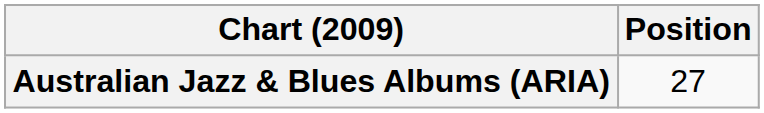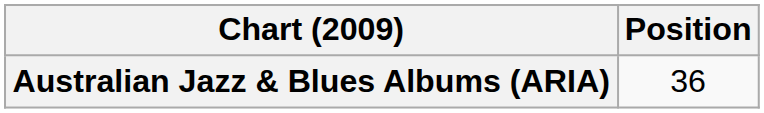(688, 81) 27 -> (688, 81) 36
